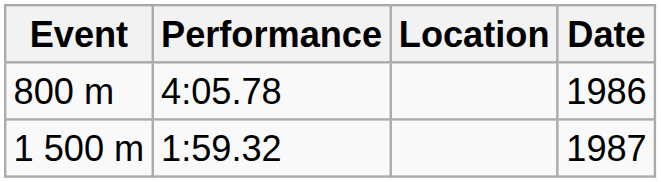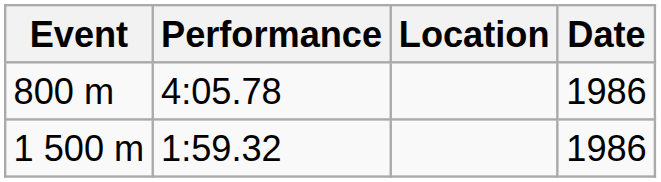(606, 149) 1987 -> (606, 149) 1986
